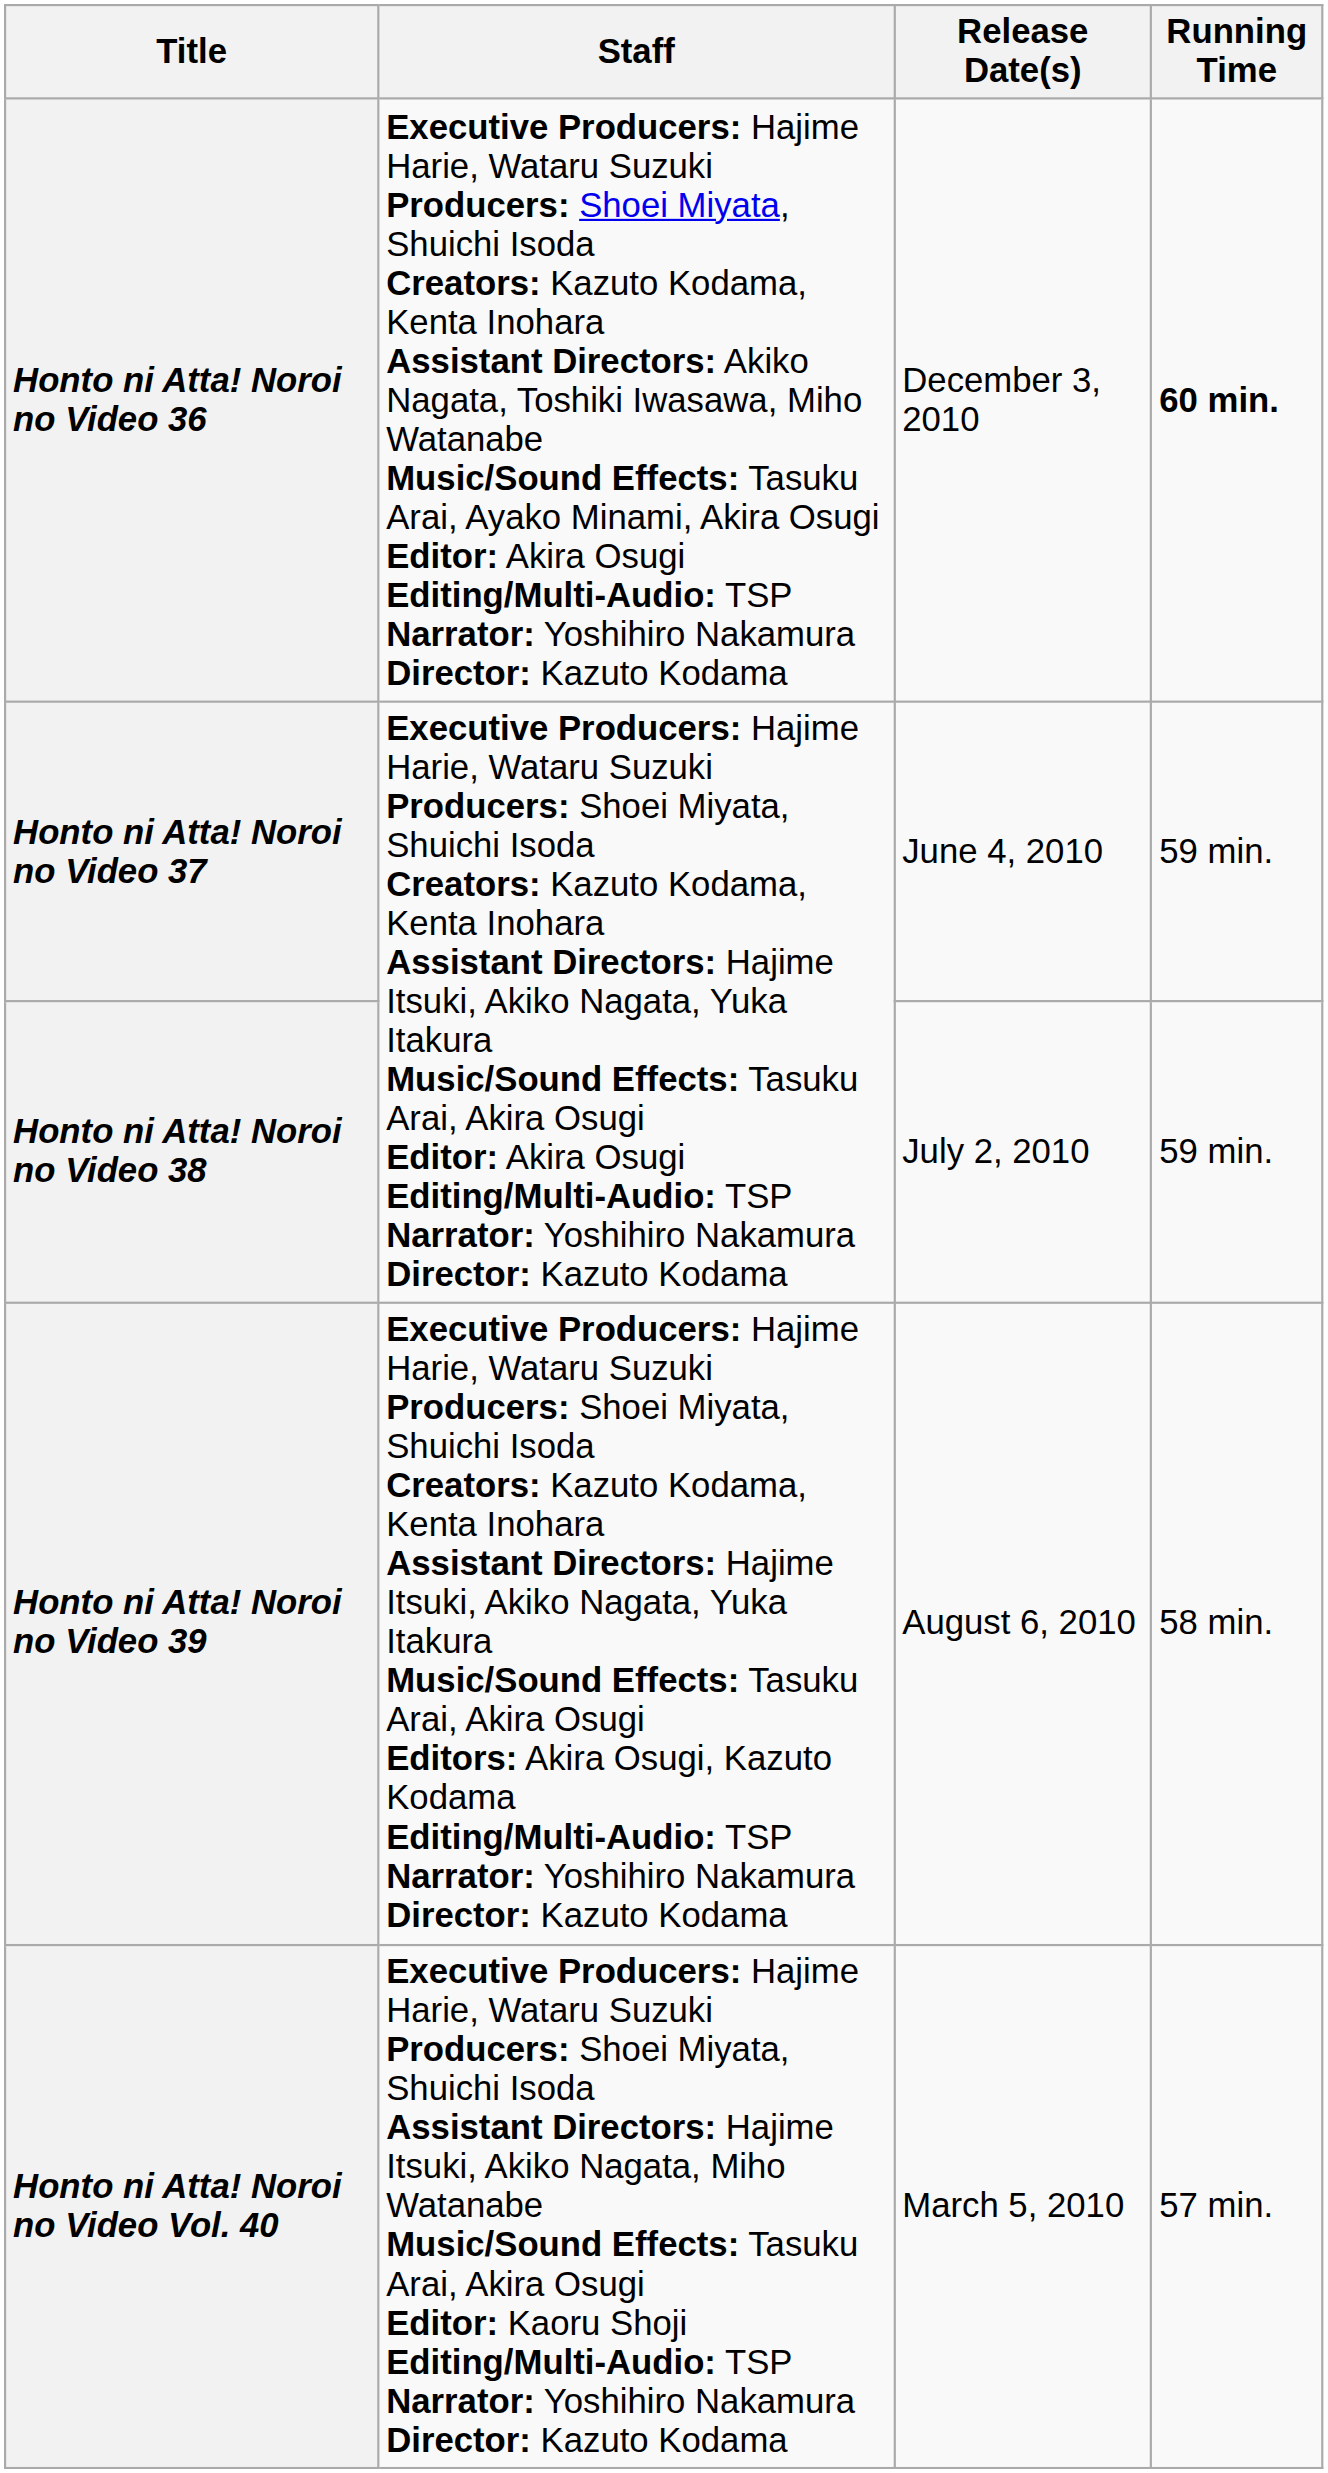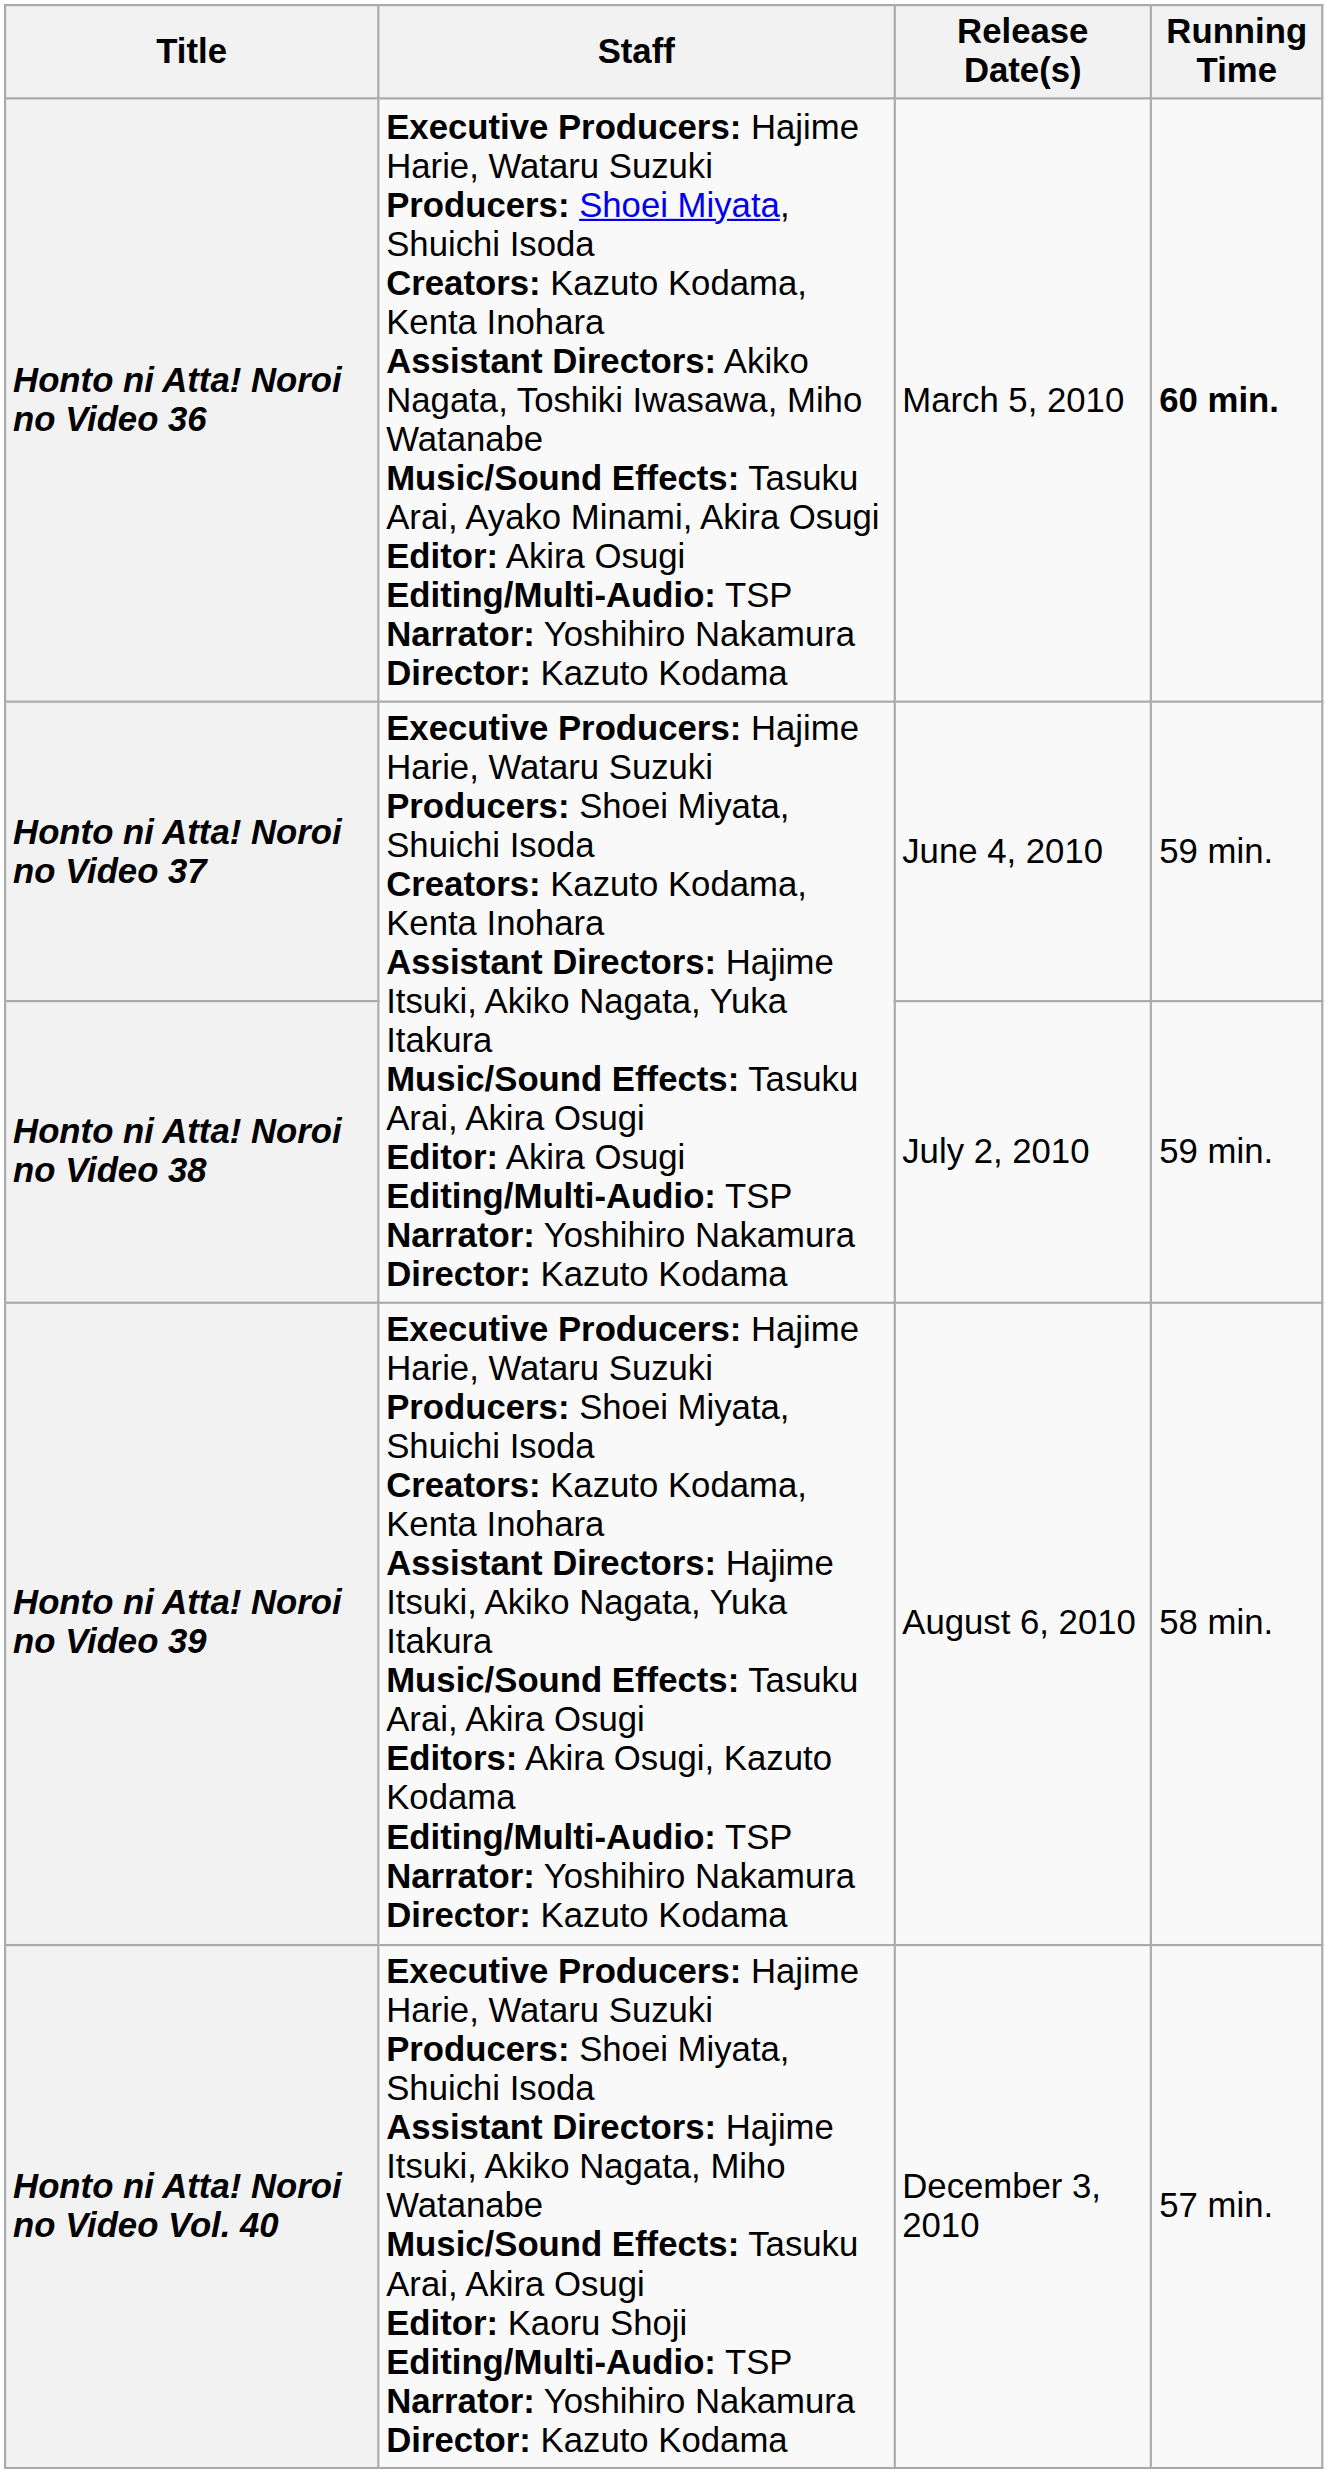(1002, 399) December 3, 2010 -> (1013, 399) March 5, 2010
(1013, 2205) March 5, 2010 -> (1002, 2205) December 3, 2010
